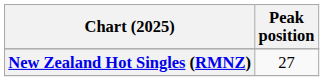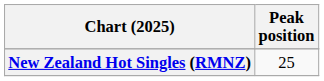(286, 62) 27 -> (286, 62) 25
